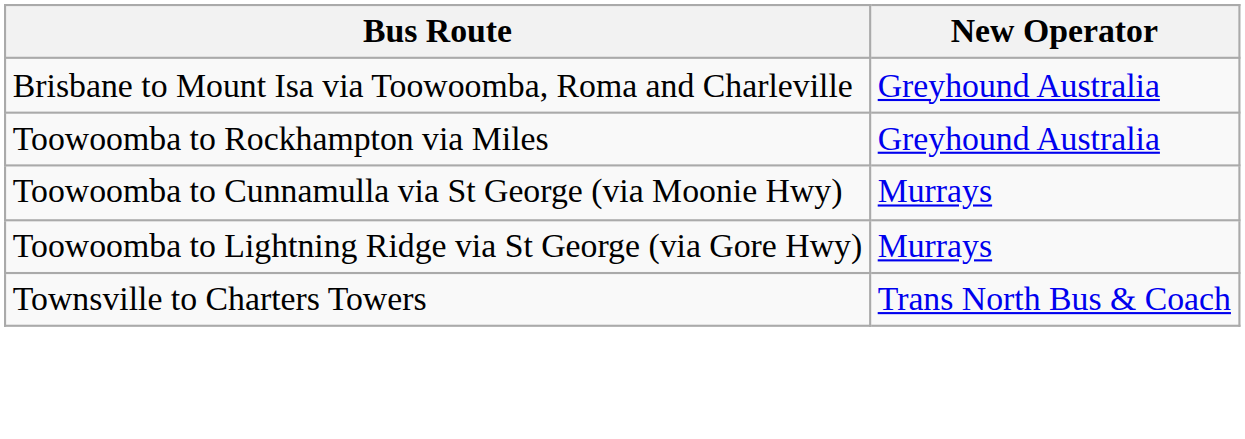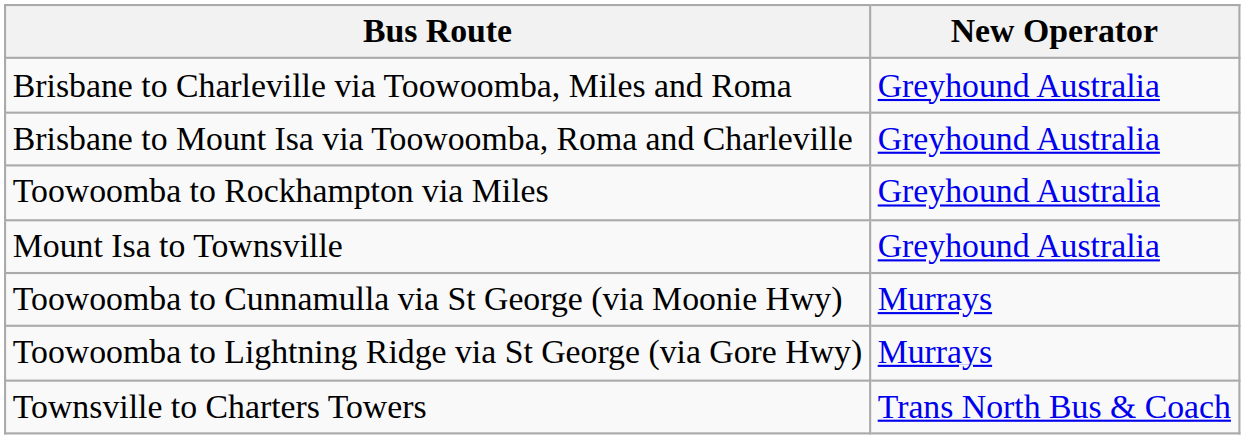+ row: (402, 84)
+ row: (178, 245)
